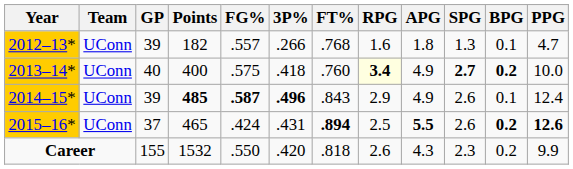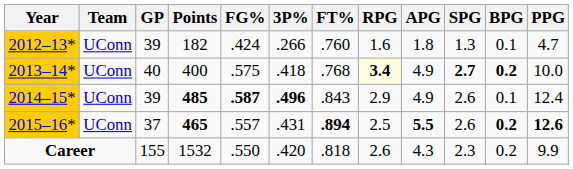(245, 44) .557 -> (245, 44) .424
(335, 44) .768 -> (335, 44) .760
(335, 71) .760 -> (335, 71) .768
(195, 124) normal -> (195, 124) bold
(245, 124) .424 -> (245, 124) .557
